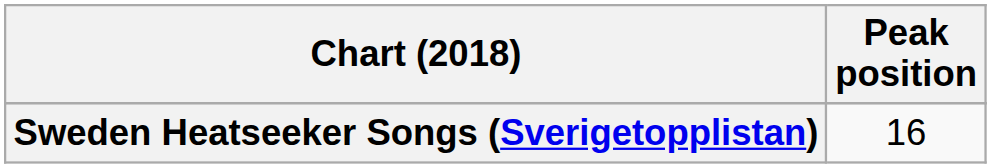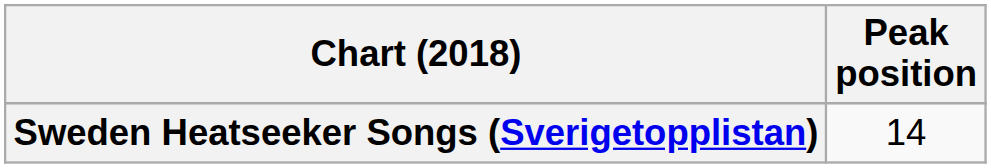(906, 132) 16 -> (906, 132) 14
